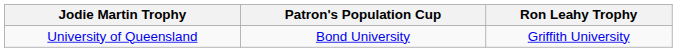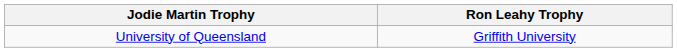- column: (363, 15)
